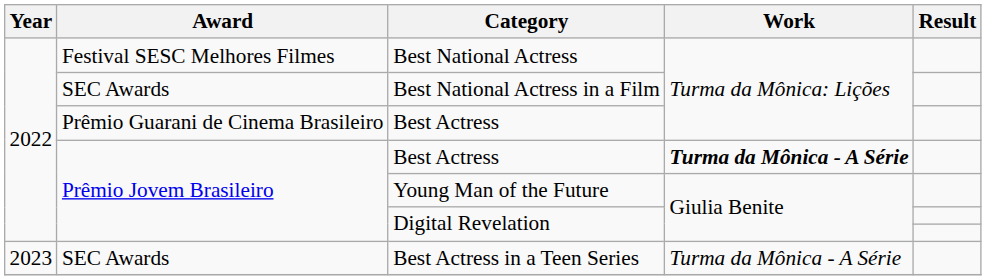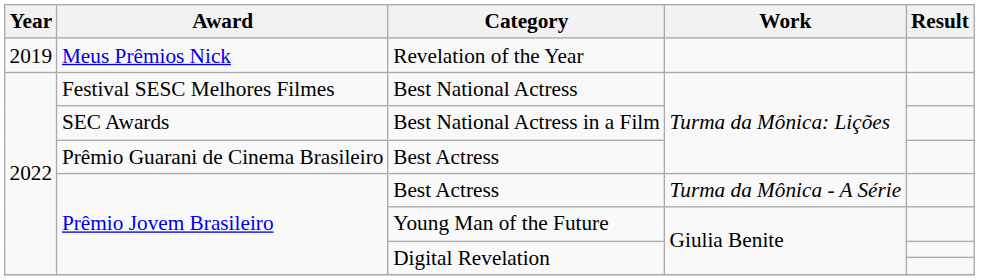+ row: (146, 55)
(789, 156) bold -> (785, 190) normal
- row: (116, 257)
